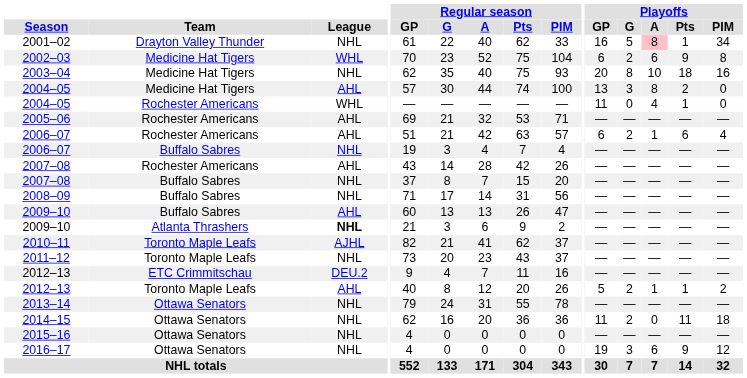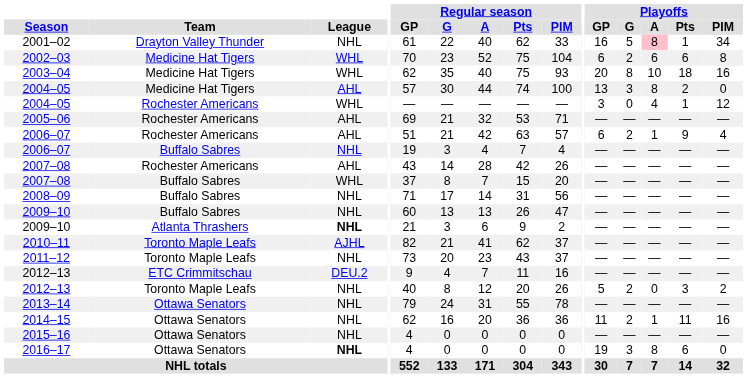(685, 58) 9 -> (685, 58) 6
(349, 73) NHL -> (349, 73) WHL
(601, 104) 11 -> (601, 104) 3
(723, 104) 0 -> (723, 104) 12
(685, 135) 6 -> (685, 135) 9
(349, 181) NHL -> (349, 181) WHL
(349, 212) AHL -> (349, 212) NHL
(349, 289) AHL -> (349, 289) NHL
(654, 289) 1 -> (654, 289) 0
(685, 289) 1 -> (685, 289) 3
(654, 319) 0 -> (654, 319) 1
(723, 319) 18 -> (723, 319) 16
(349, 350) normal -> (349, 350) bold
(654, 350) 6 -> (654, 350) 8
(685, 350) 9 -> (685, 350) 6
(723, 350) 12 -> (723, 350) 0
